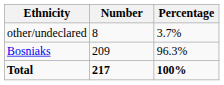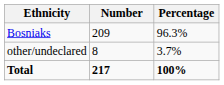rows swapped: (29, 51) <-> (47, 32)
